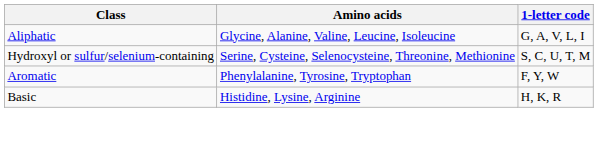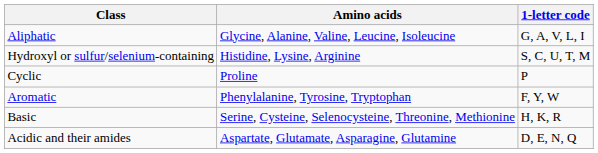(367, 55) Serine, Cysteine, Selenocysteine, Threonine, Methionine -> (290, 55) Histidine, Lysine, Arginine
+ row: (24, 76)
(290, 96) Histidine, Lysine, Arginine -> (367, 117) Serine, Cysteine, Selenocysteine, Threonine, Methionine
+ row: (69, 138)
